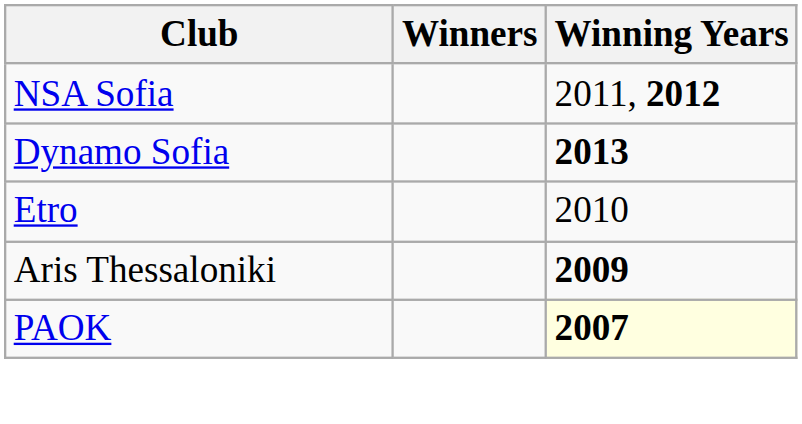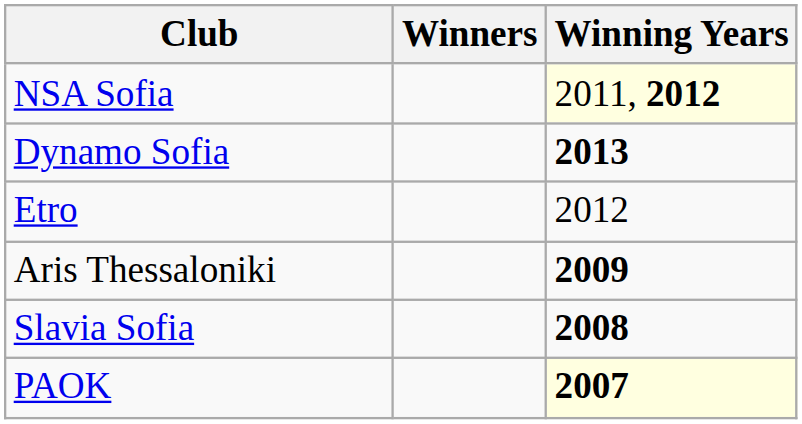(637, 92) no background -> (637, 92) lightyellow background
(592, 210) 2010 -> (592, 210) 2012
+ row: (104, 328)
